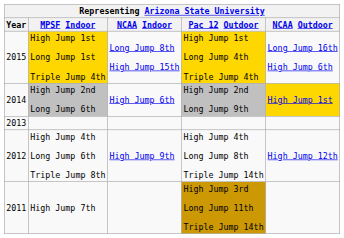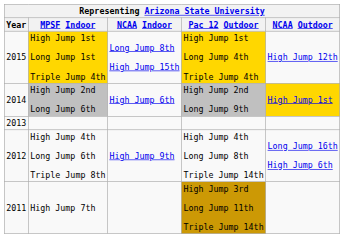(303, 57) Long Jump 16th High Jump 6th -> (303, 57) High Jump 12th
(303, 156) High Jump 12th -> (303, 156) Long Jump 16th High Jump 6th
